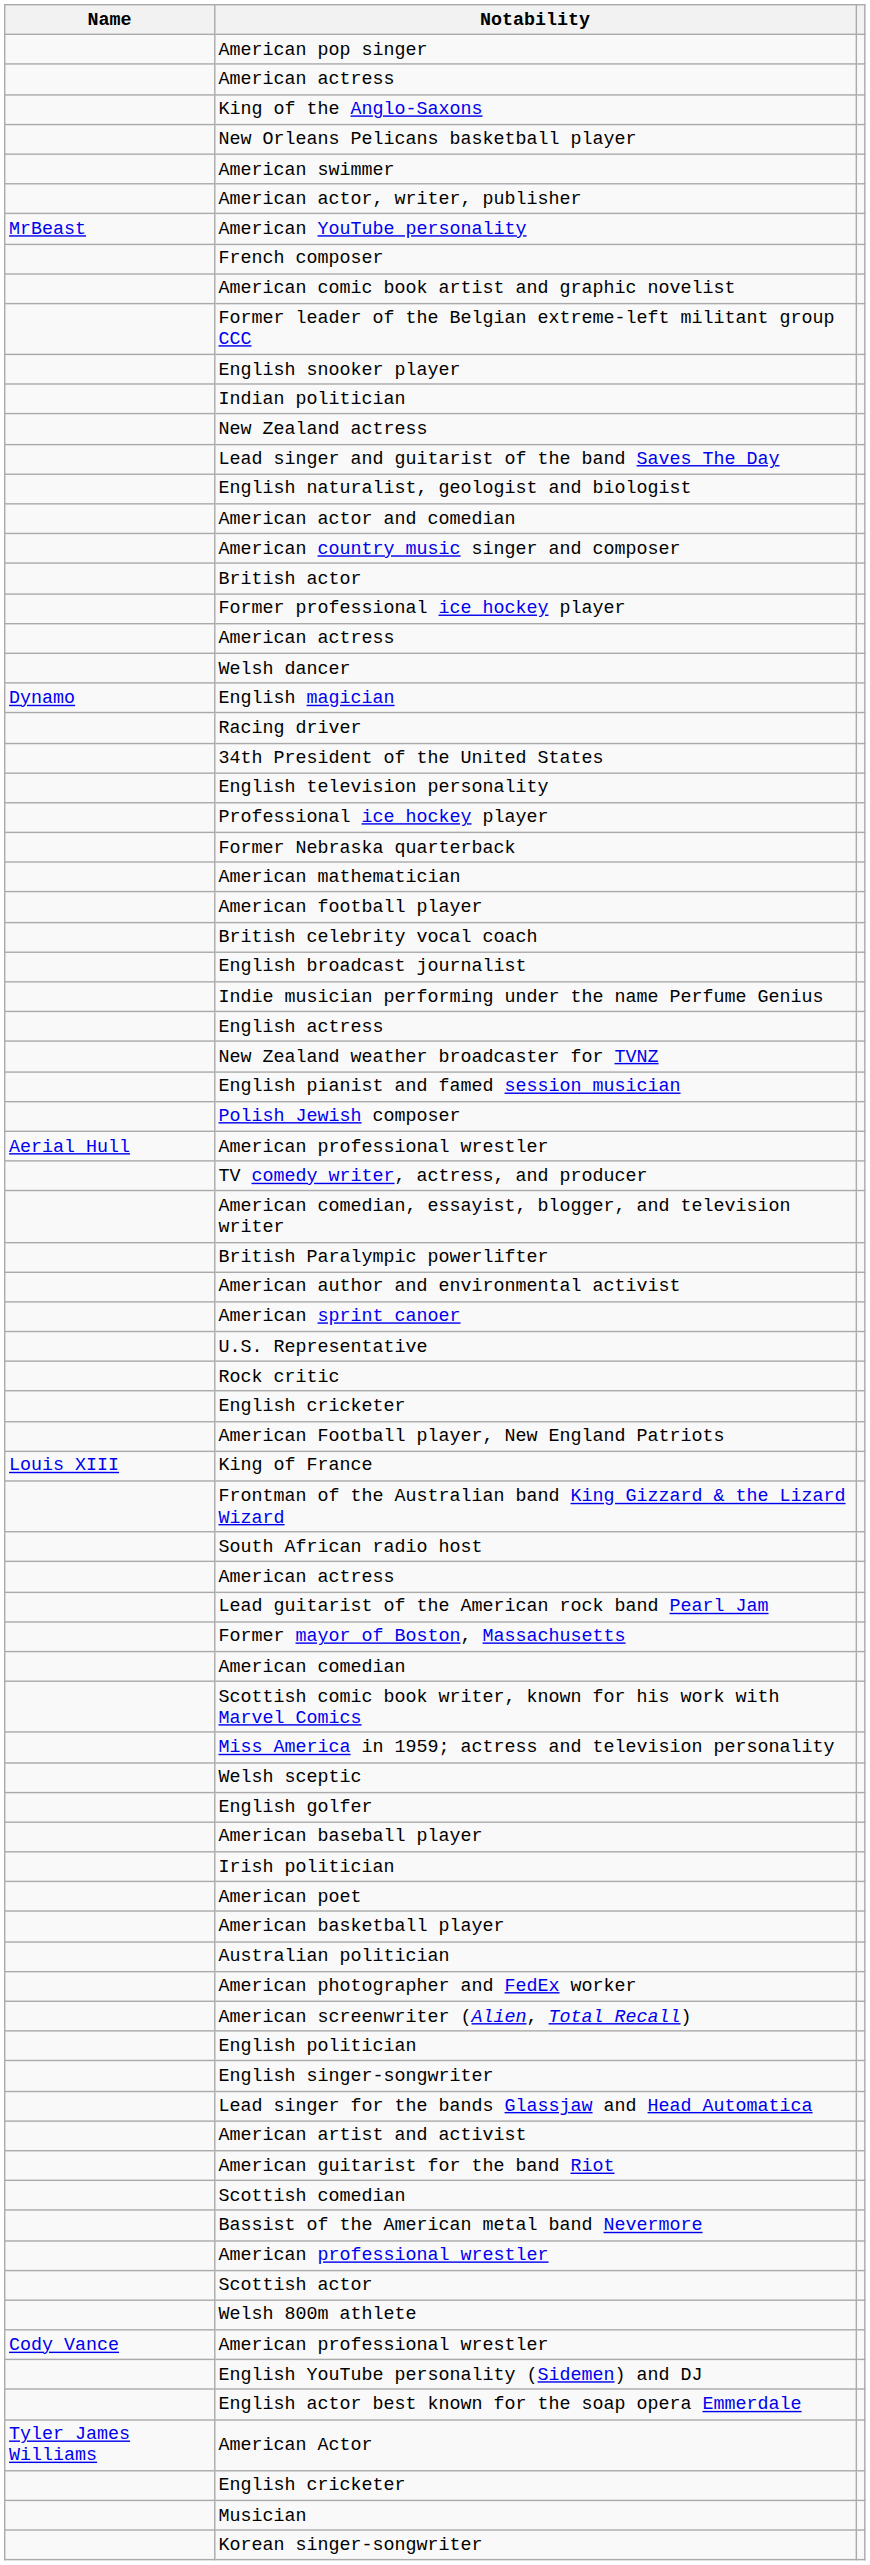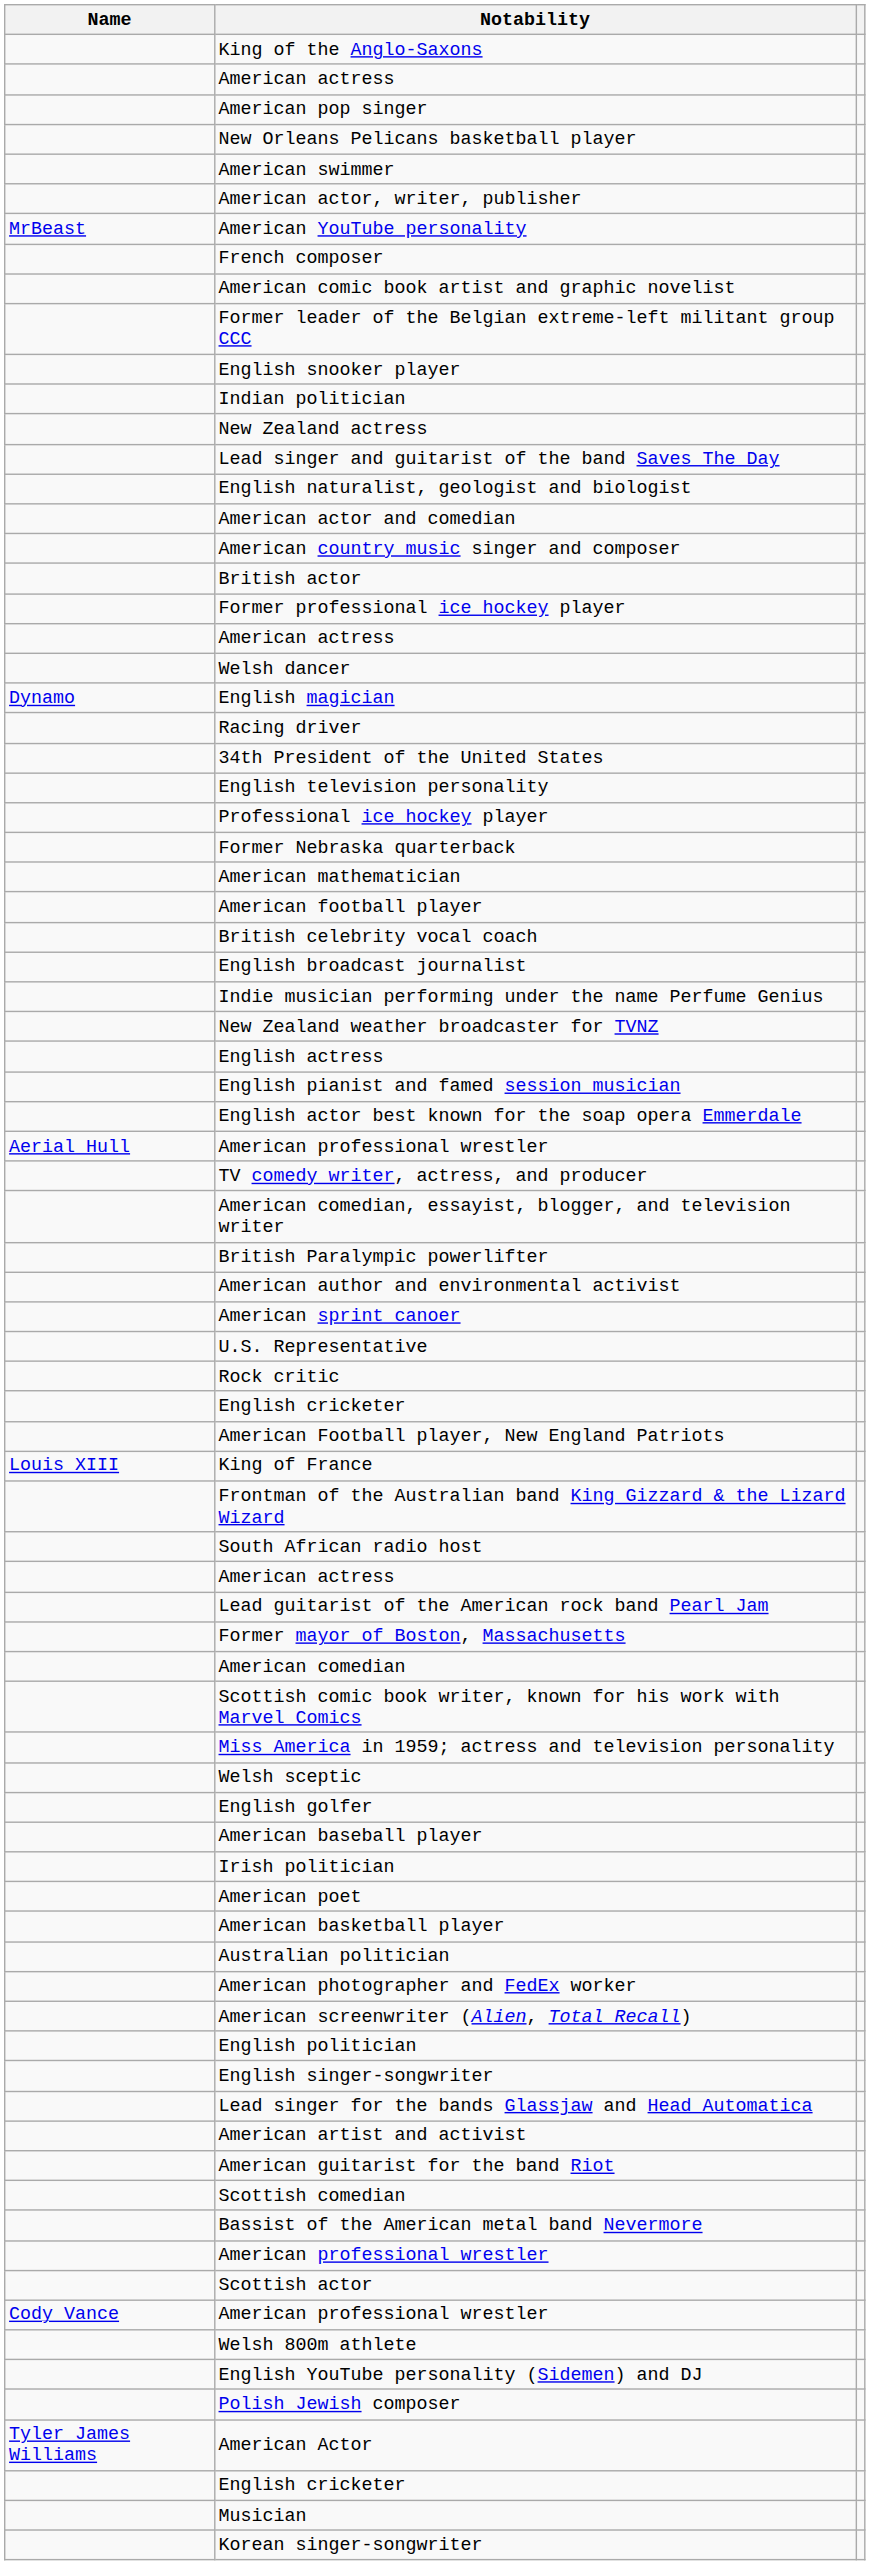rows swapped: (109, 109) <-> (109, 50)
rows swapped: (109, 1027) <-> (109, 1057)
rows swapped: (109, 2405) <-> (109, 1116)
rows swapped: (109, 2315) <-> (64, 2345)
